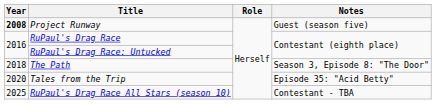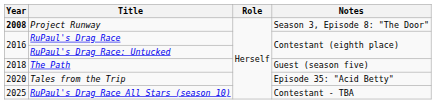(321, 25) Guest (season five) -> (351, 25) Season 3, Episode 8: "The Door"
(351, 65) Season 3, Episode 8: "The Door" -> (321, 65) Guest (season five)
